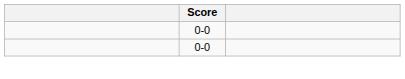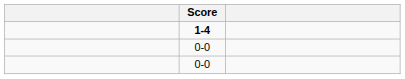+ row: (92, 30)
